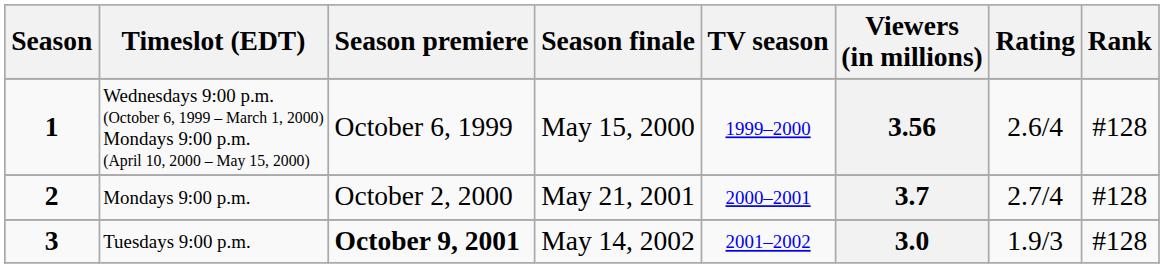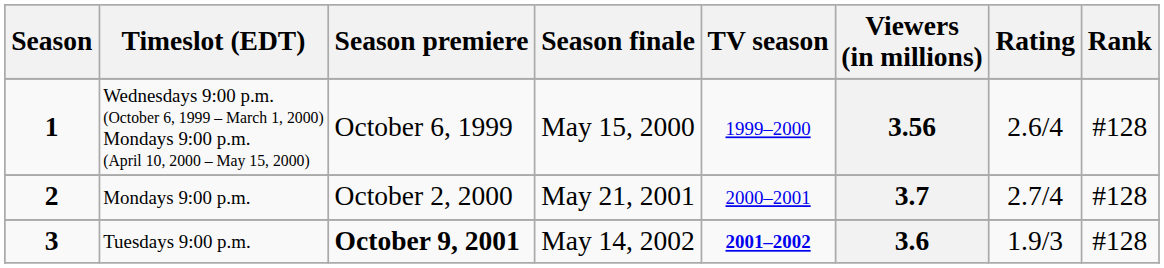(768, 241) normal -> (768, 241) bold
(912, 240) 3.0 -> (912, 240) 3.6
